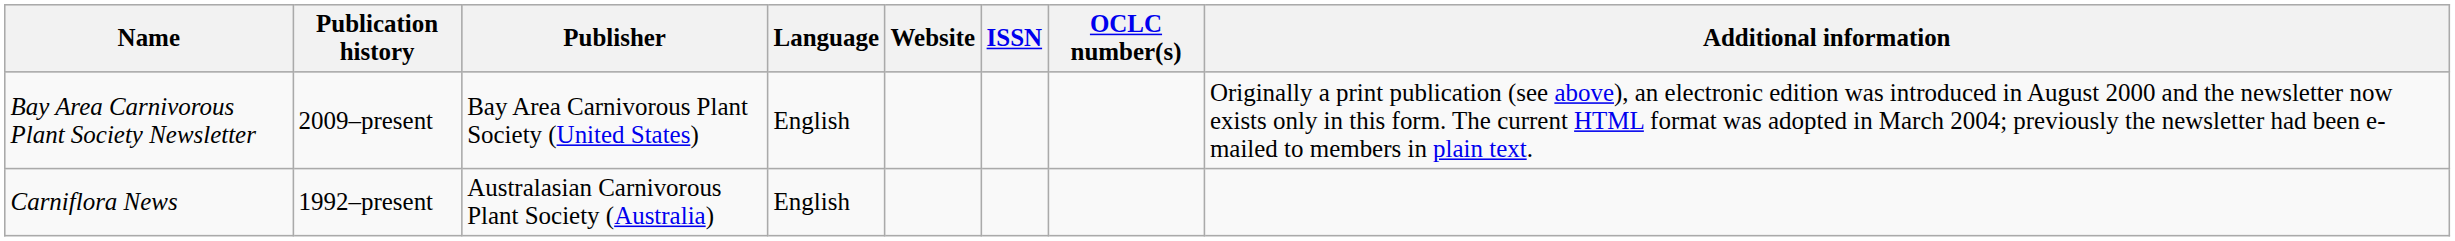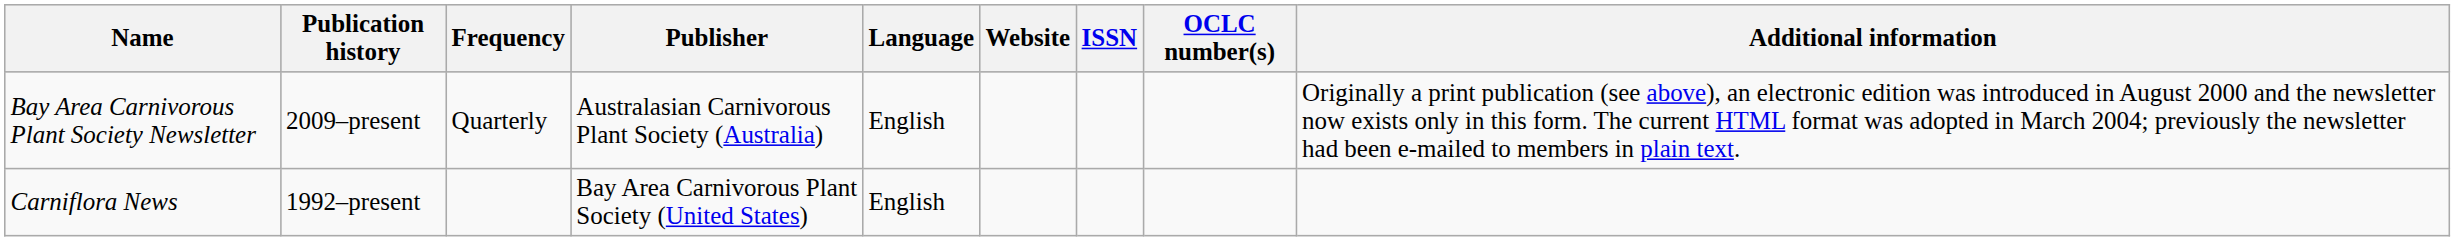+ column: (508, 38)
(608, 120) Bay Area Carnivorous Plant Society (United States) -> (704, 120) Australasian Carnivorous Plant Society (Australia)
(594, 201) Australasian Carnivorous Plant Society (Australia) -> (717, 201) Bay Area Carnivorous Plant Society (United States)
